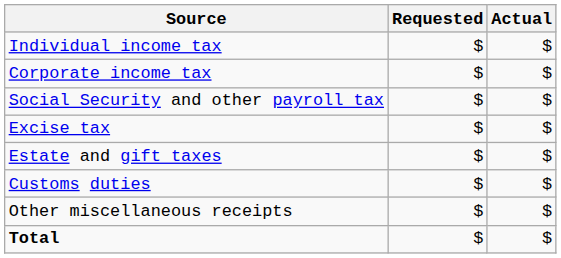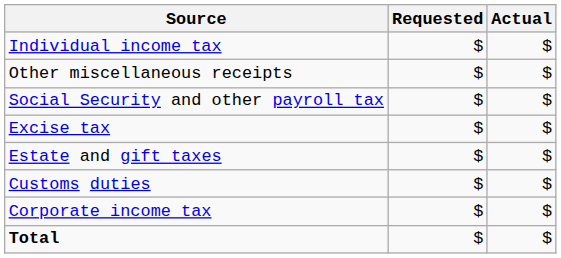rows swapped: (110, 74) <-> (151, 211)
